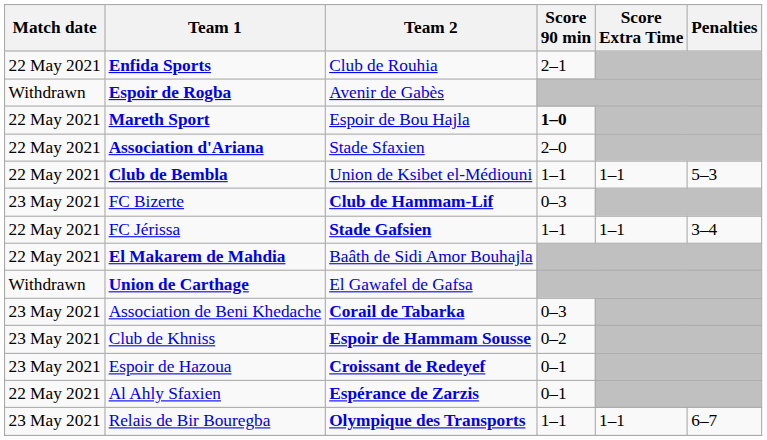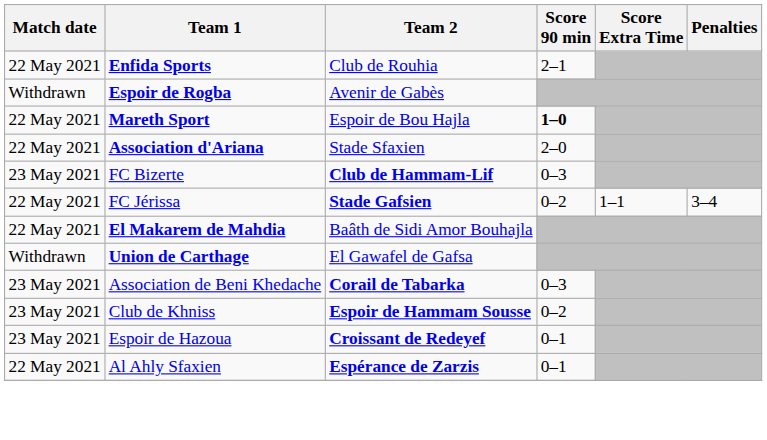- row: (168, 174)
(554, 229) 1–1 -> (554, 202) 0–2
- row: (190, 421)
